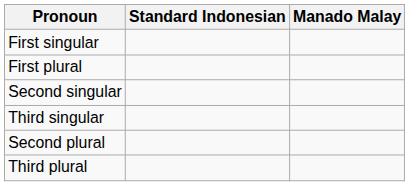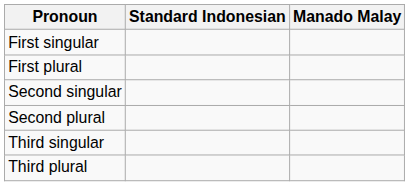rows swapped: (57, 142) <-> (56, 117)
